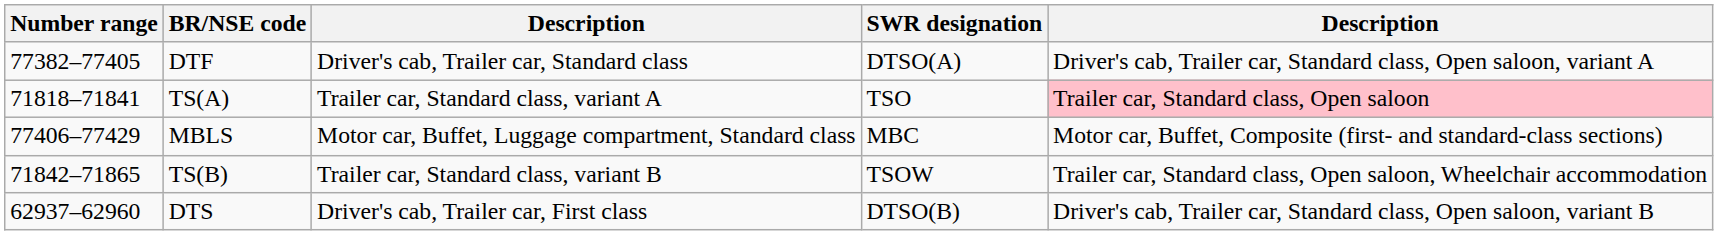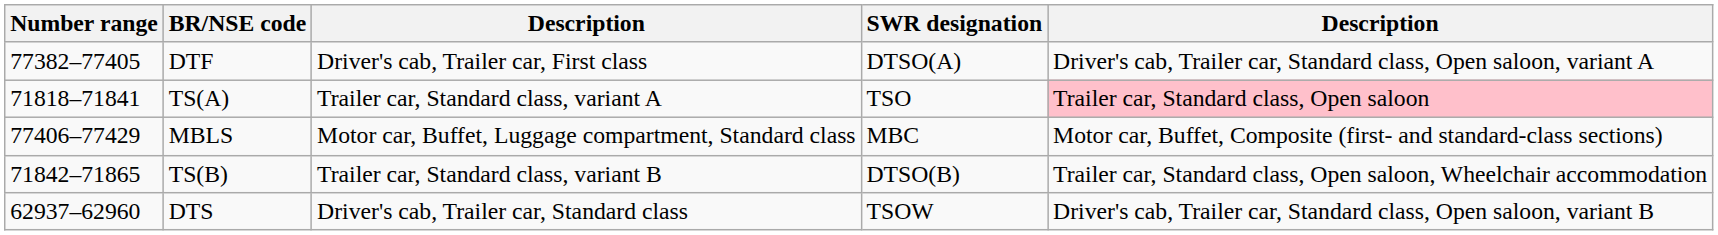(503, 60) Driver's cab, Trailer car, Standard class -> (482, 60) Driver's cab, Trailer car, First class
(900, 173) TSOW -> (913, 173) DTSO(B)
(482, 211) Driver's cab, Trailer car, First class -> (503, 211) Driver's cab, Trailer car, Standard class
(913, 211) DTSO(B) -> (900, 211) TSOW
